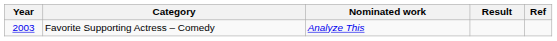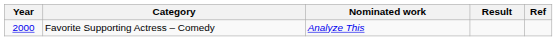(23, 28) 2003 -> (23, 28) 2000
